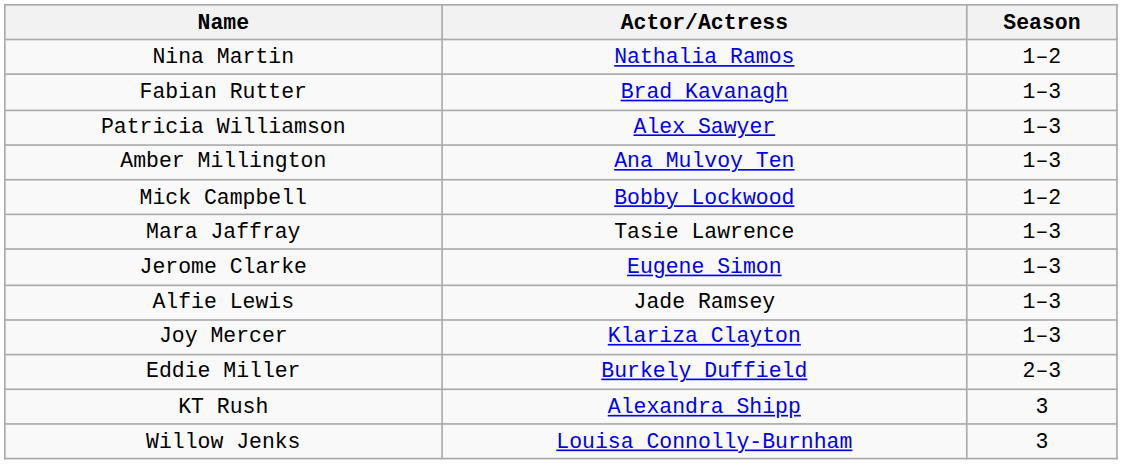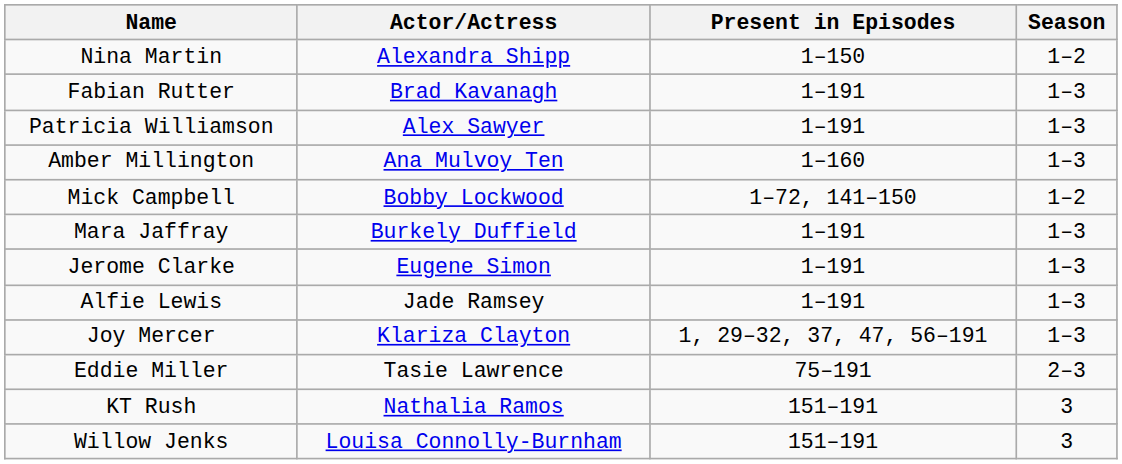+ column: (833, 22)
(704, 57) Nathalia Ramos -> (474, 57) Alexandra Shipp
(704, 232) Tasie Lawrence -> (474, 232) Burkely Duffield
(704, 372) Burkely Duffield -> (474, 372) Tasie Lawrence
(704, 407) Alexandra Shipp -> (474, 407) Nathalia Ramos
